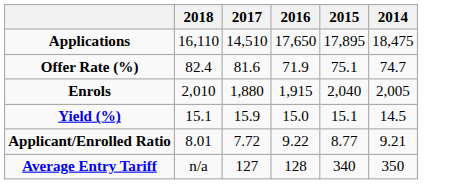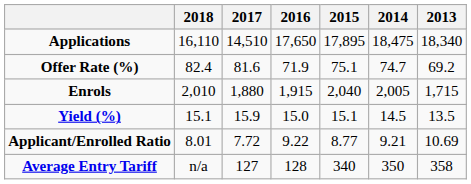+ column: (442, 16)
